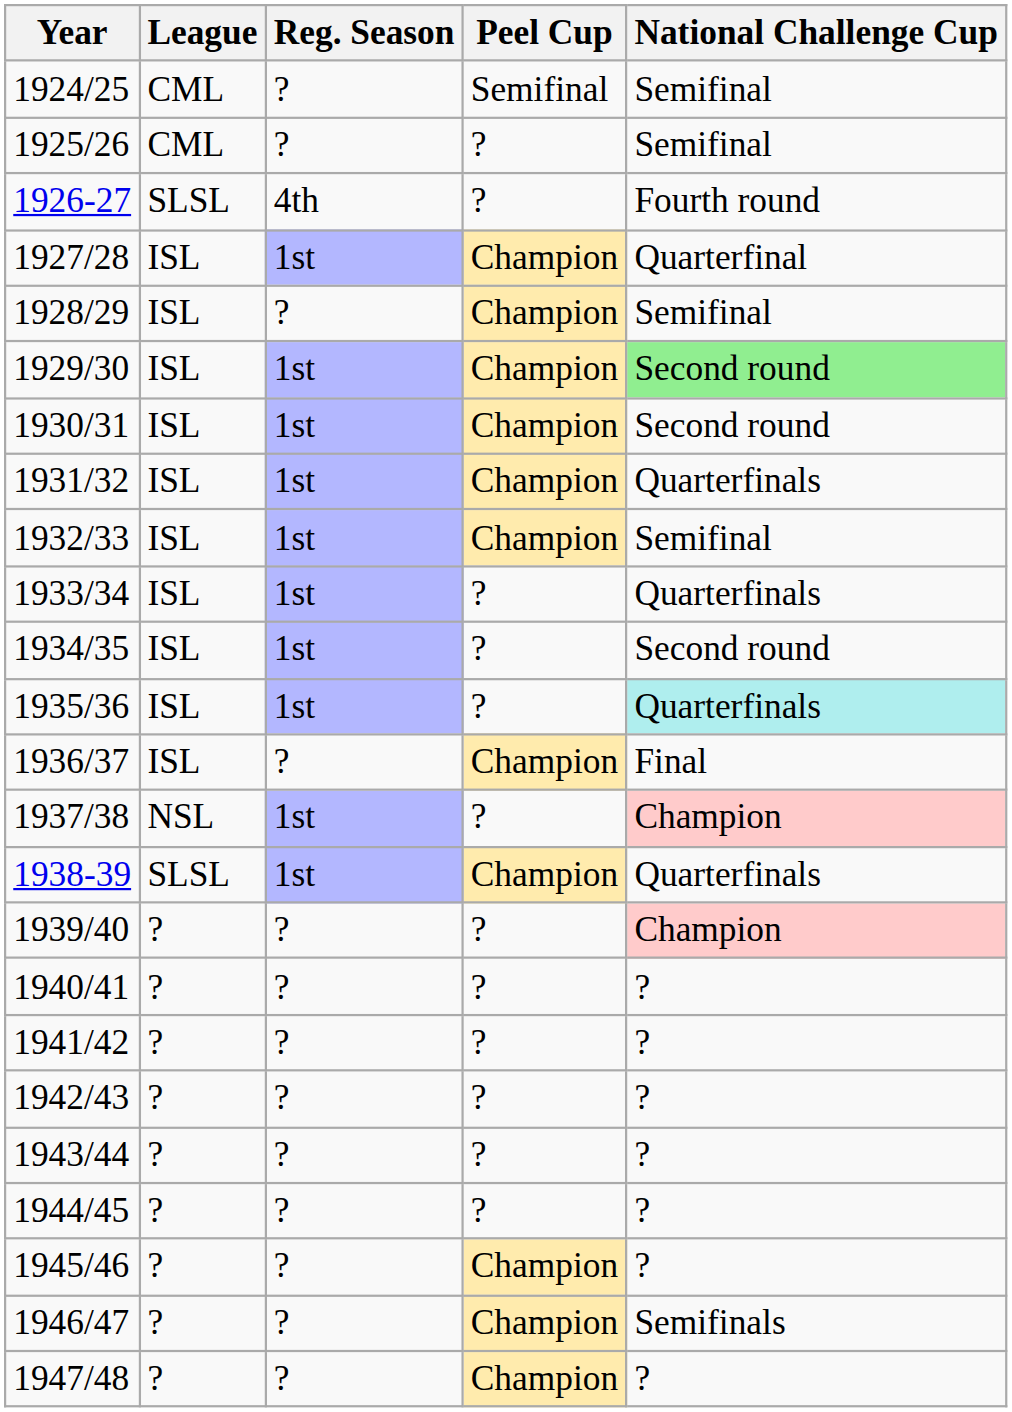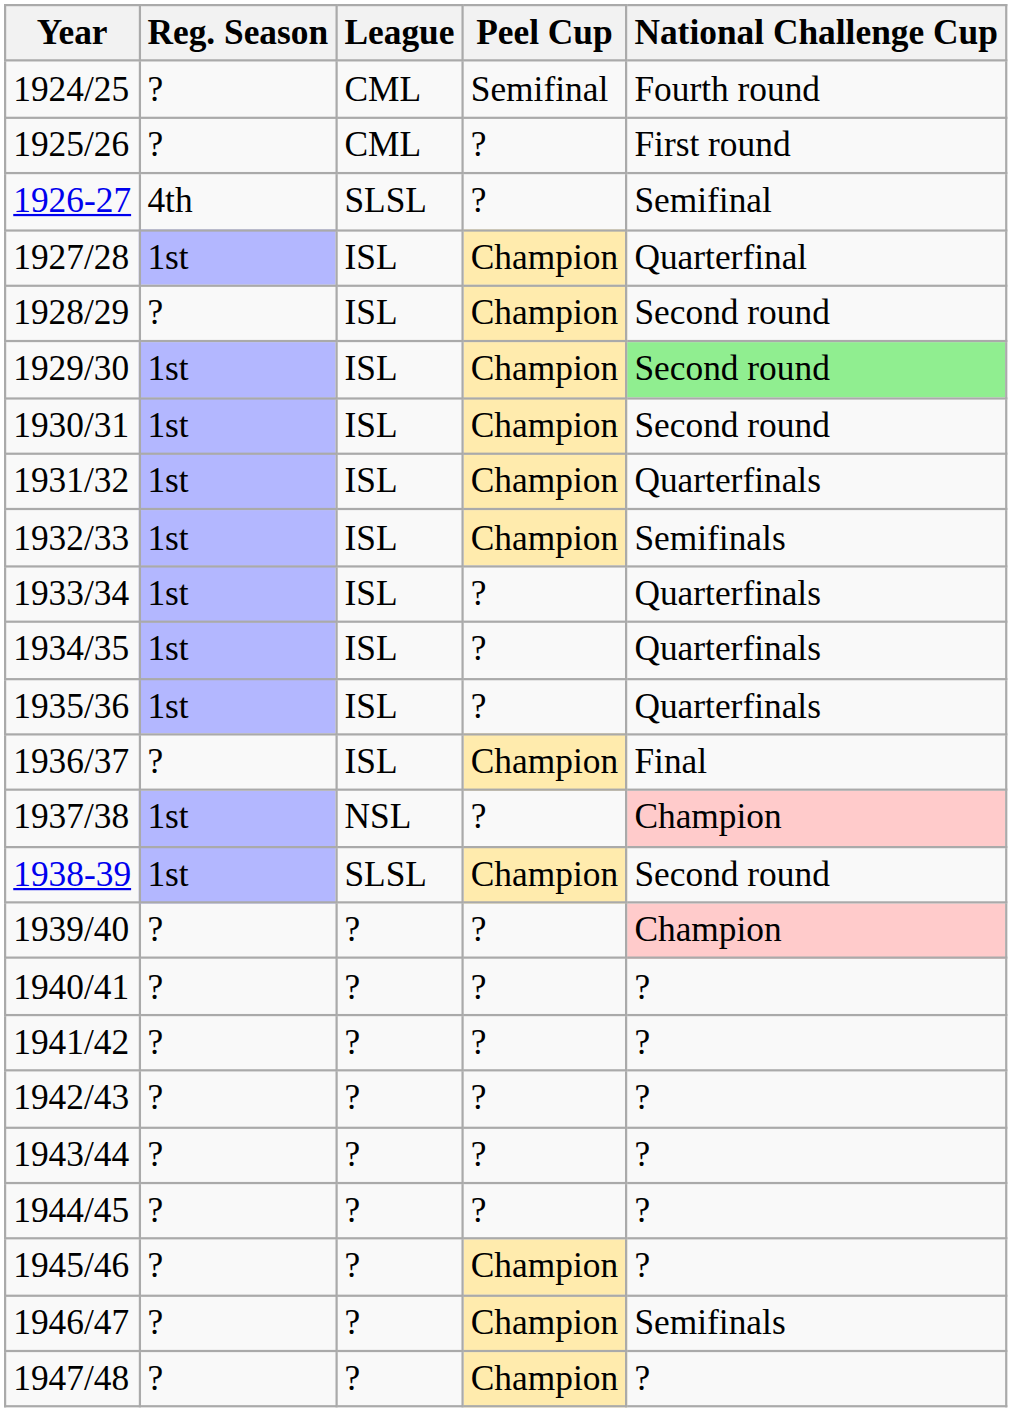columns swapped: (202, 32) <-> (364, 32)
(703, 88) Semifinal -> (727, 88) Fourth round
(703, 144) Semifinal -> (712, 144) First round
(727, 200) Fourth round -> (703, 200) Semifinal
(703, 312) Semifinal -> (732, 312) Second round
(703, 537) Semifinal -> (710, 537) Semifinals
(732, 649) Second round -> (728, 649) Quarterfinals
(728, 705) paleturquoise background -> (728, 705) no background
(728, 873) Quarterfinals -> (732, 873) Second round
